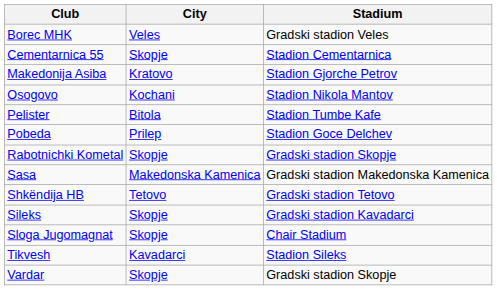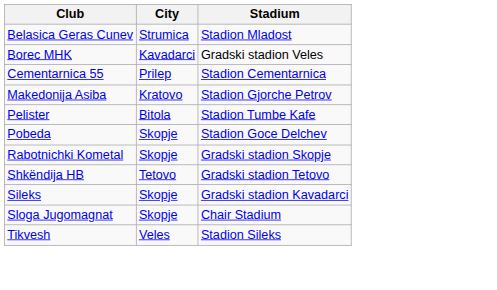+ row: (70, 34)
(145, 34) Veles -> (167, 54) Kavadarci
(148, 54) Skopje -> (155, 74) Prilep
- row: (33, 94)
(145, 134) Prilep -> (158, 134) Skopje
- row: (22, 174)
(157, 255) Kavadarci -> (154, 235) Veles
- row: (26, 275)
